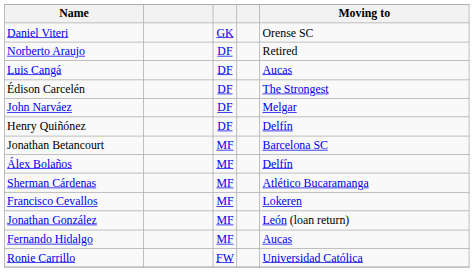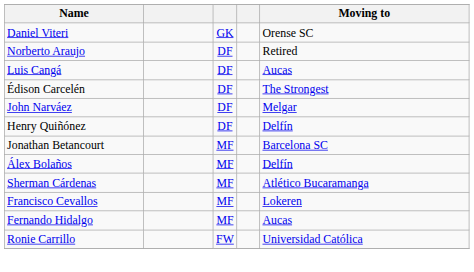- row: (52, 220)
